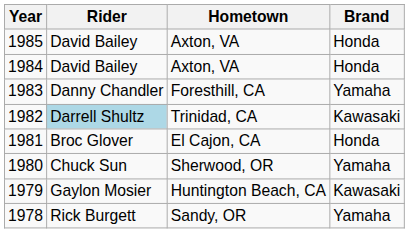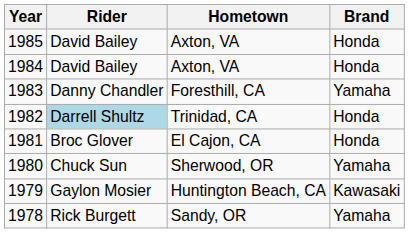(367, 116) Kawasaki -> (356, 116) Honda
